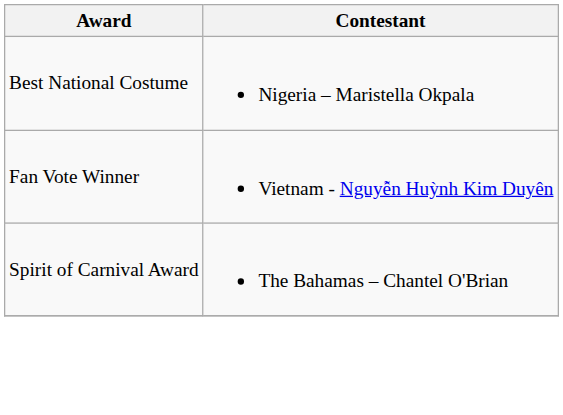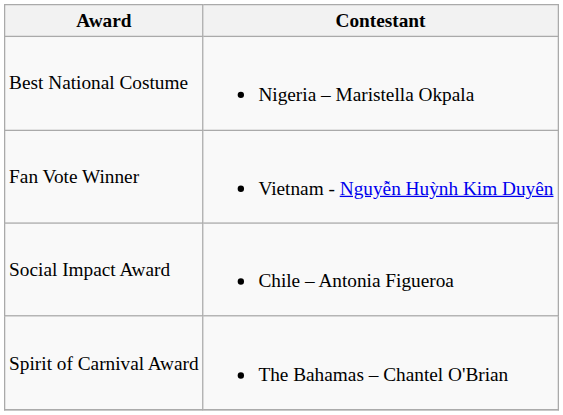+ row: (90, 269)
